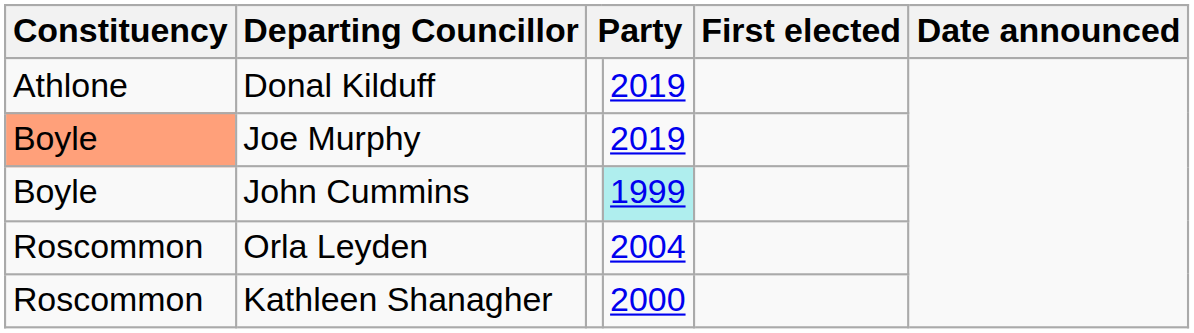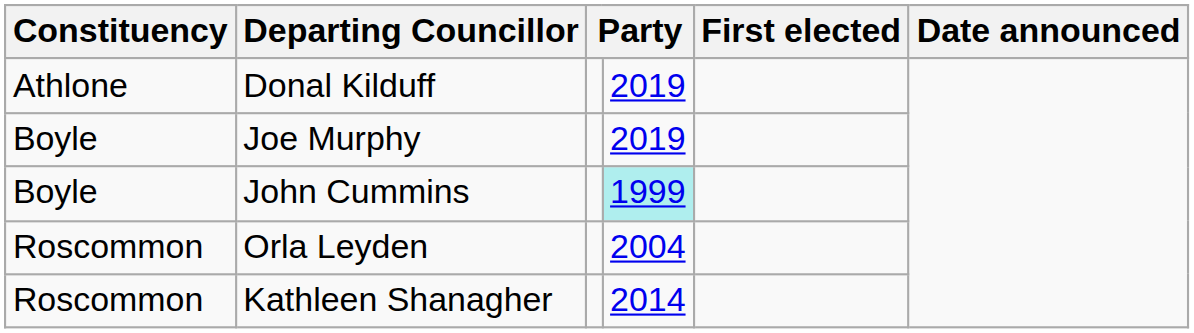(55, 138) lightsalmon background -> (55, 138) no background
(648, 300) 2000 -> (648, 300) 2014
